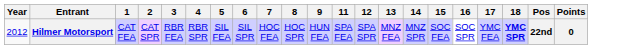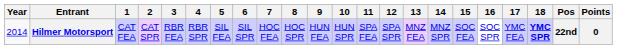+ column: (344, 11)
(17, 31) 2012 -> (17, 31) 2014
